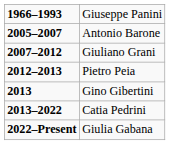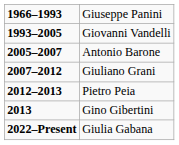+ row: (126, 33)
- row: (114, 110)
